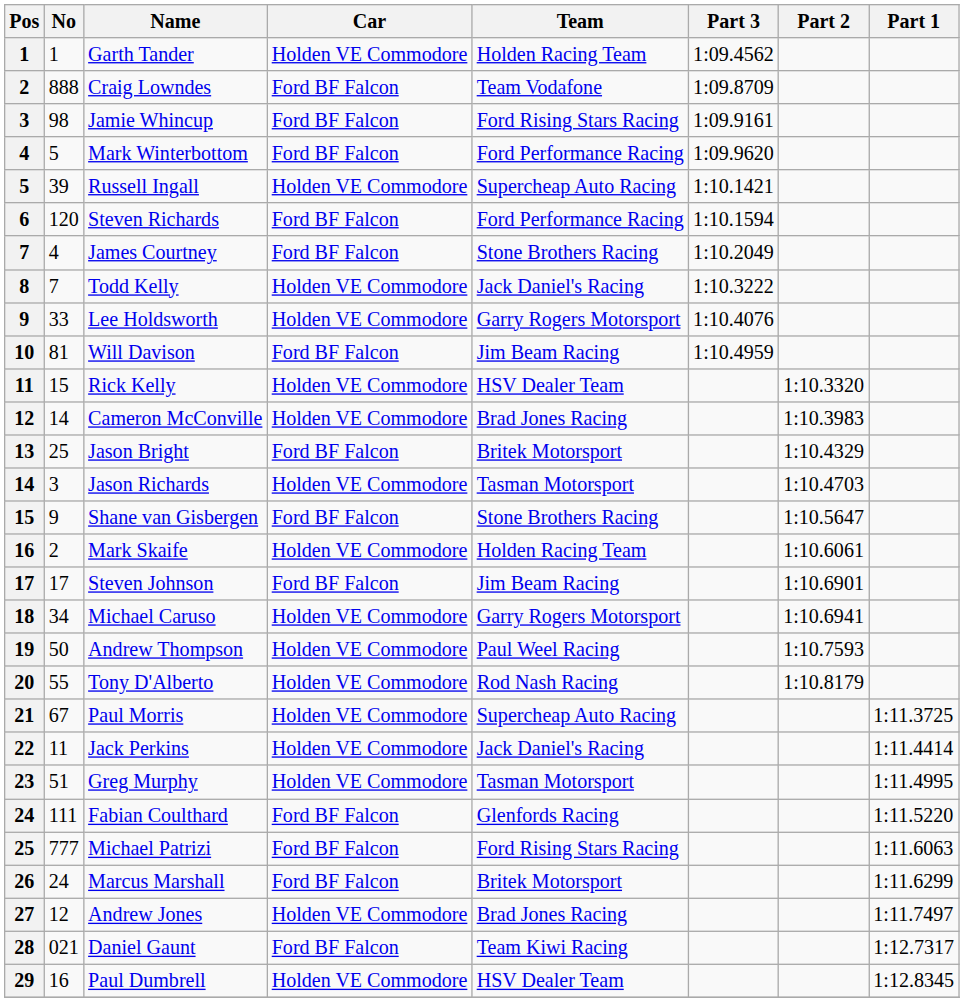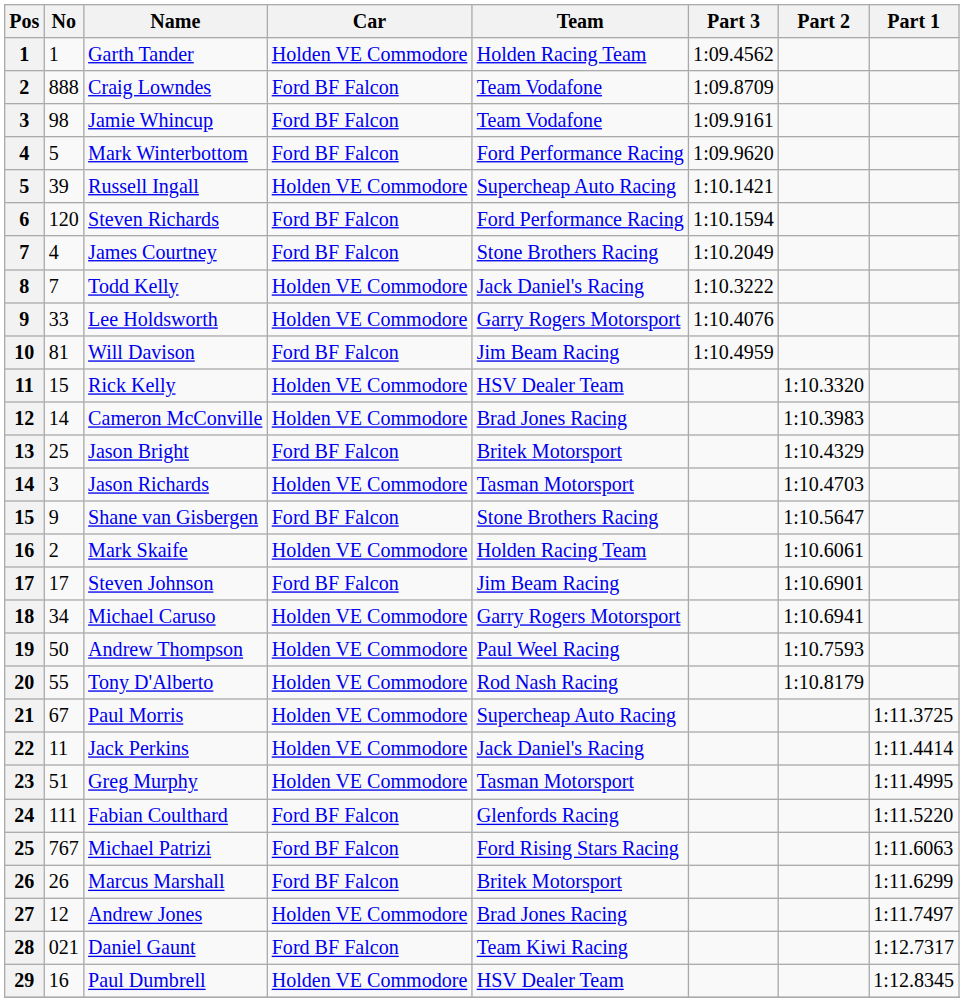(578, 120) Ford Rising Stars Racing -> (539, 120) Team Vodafone
(64, 848) 777 -> (64, 848) 767
(59, 881) 24 -> (59, 881) 26
